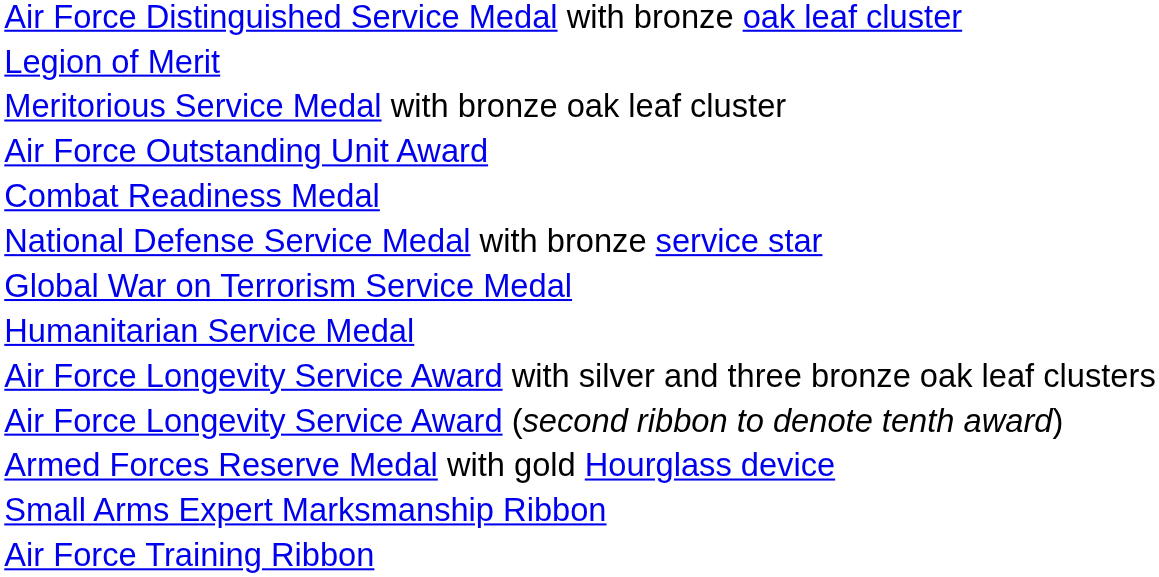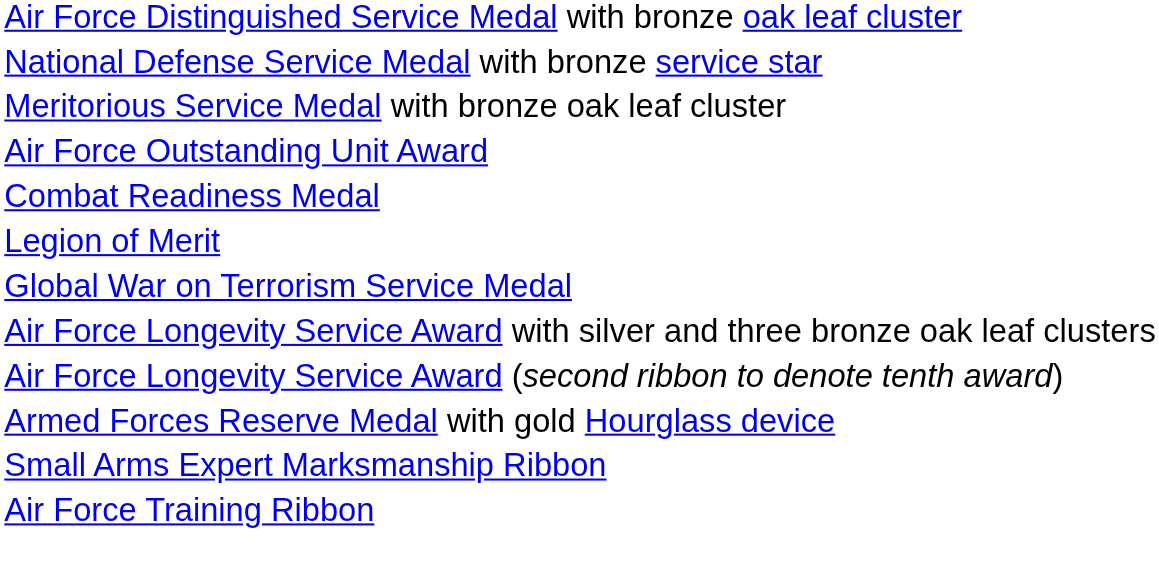rows swapped: (112, 61) <-> (413, 241)
- row: (209, 331)
